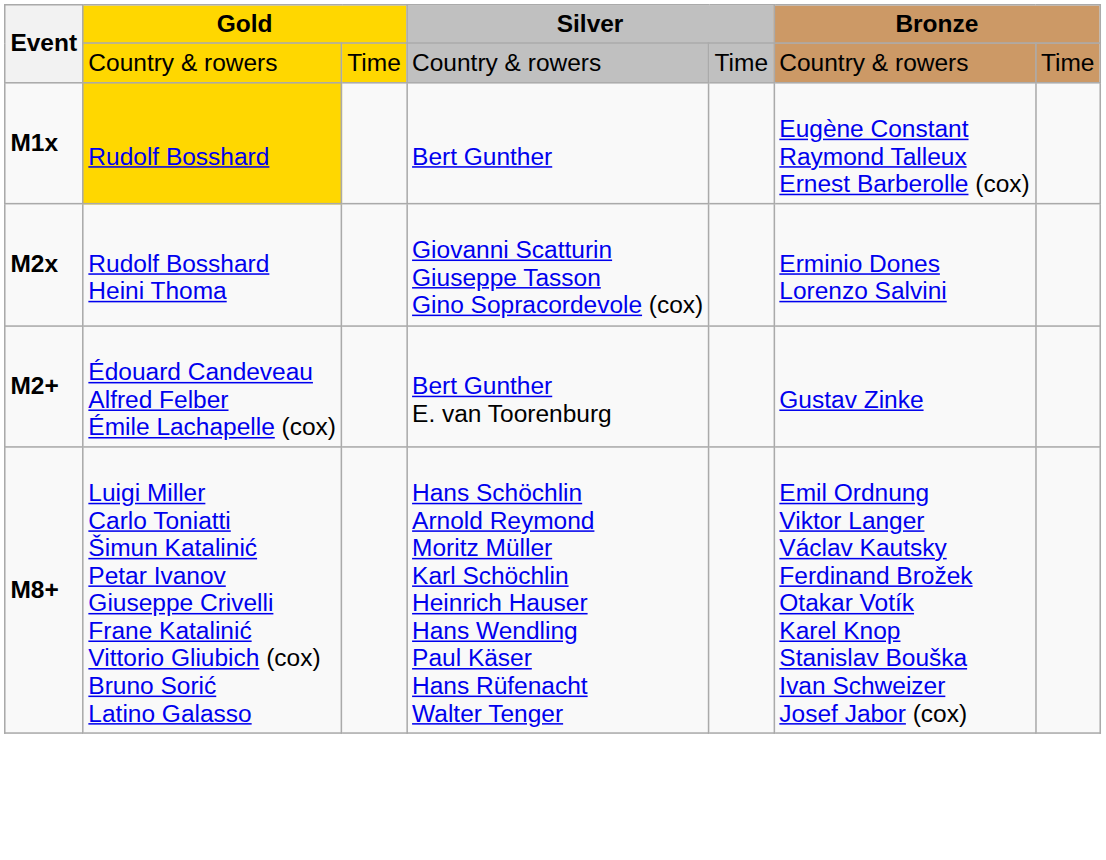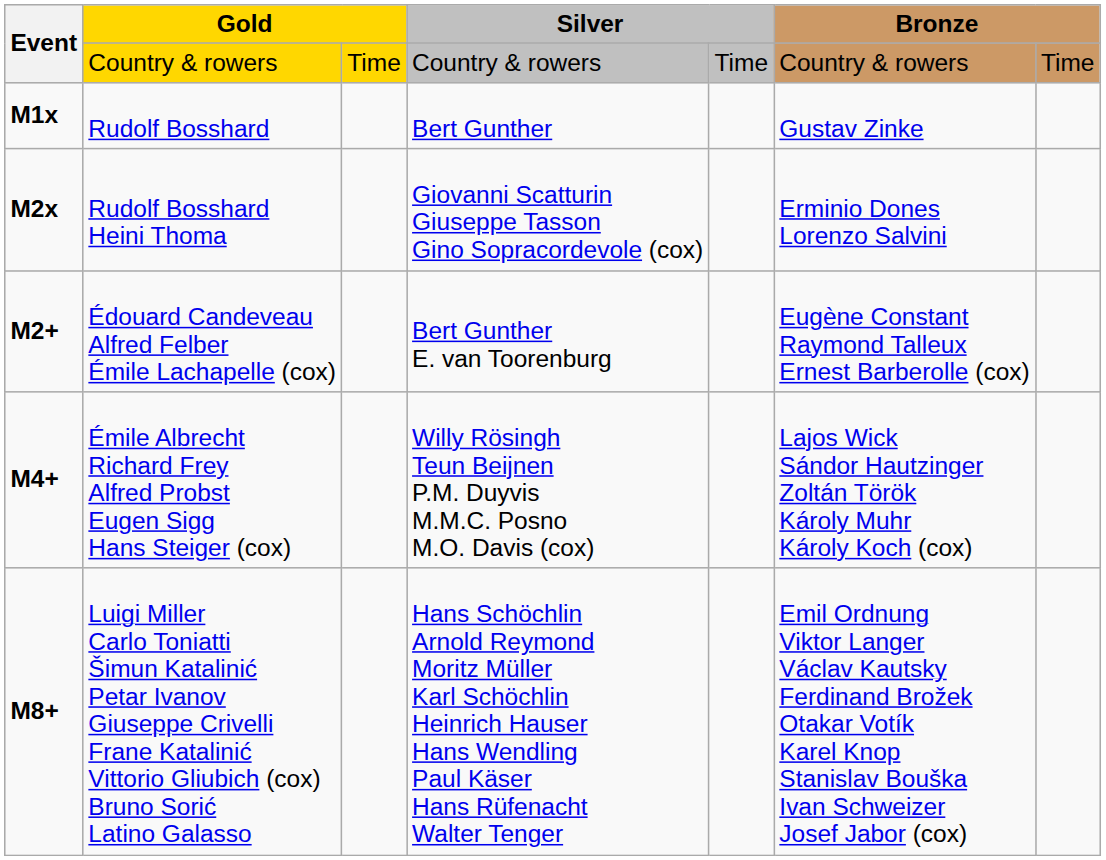(179, 156) gold background -> (179, 129) no background
(905, 156) Eugène Constant Raymond Talleux Ernest Barberolle (cox) -> (851, 129) Gustav Zinke
(851, 399) Gustav Zinke -> (905, 344) Eugène Constant Raymond Talleux Ernest Barberolle (cox)
+ row: (35, 479)
